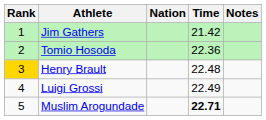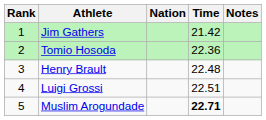(21, 69) gold background -> (21, 69) no background
(206, 87) 22.49 -> (206, 87) 22.51
